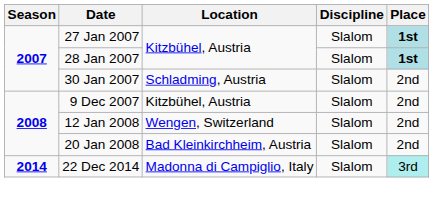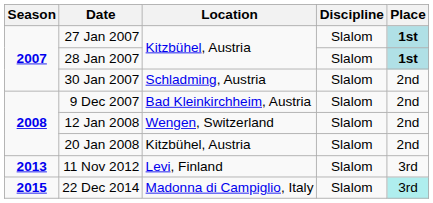(198, 101) Kitzbühel, Austria -> (228, 101) Bad Kleinkirchheim, Austria
(228, 144) Bad Kleinkirchheim, Austria -> (198, 144) Kitzbühel, Austria
+ row: (101, 166)
(32, 166) 2014 -> (32, 187) 2015
